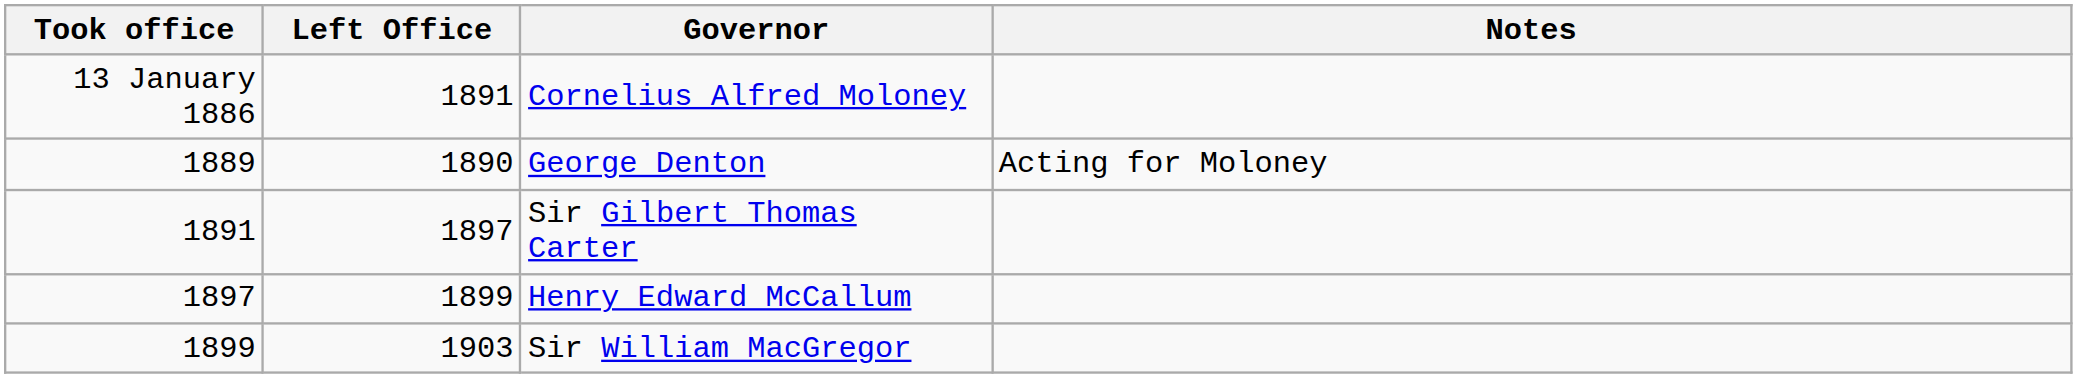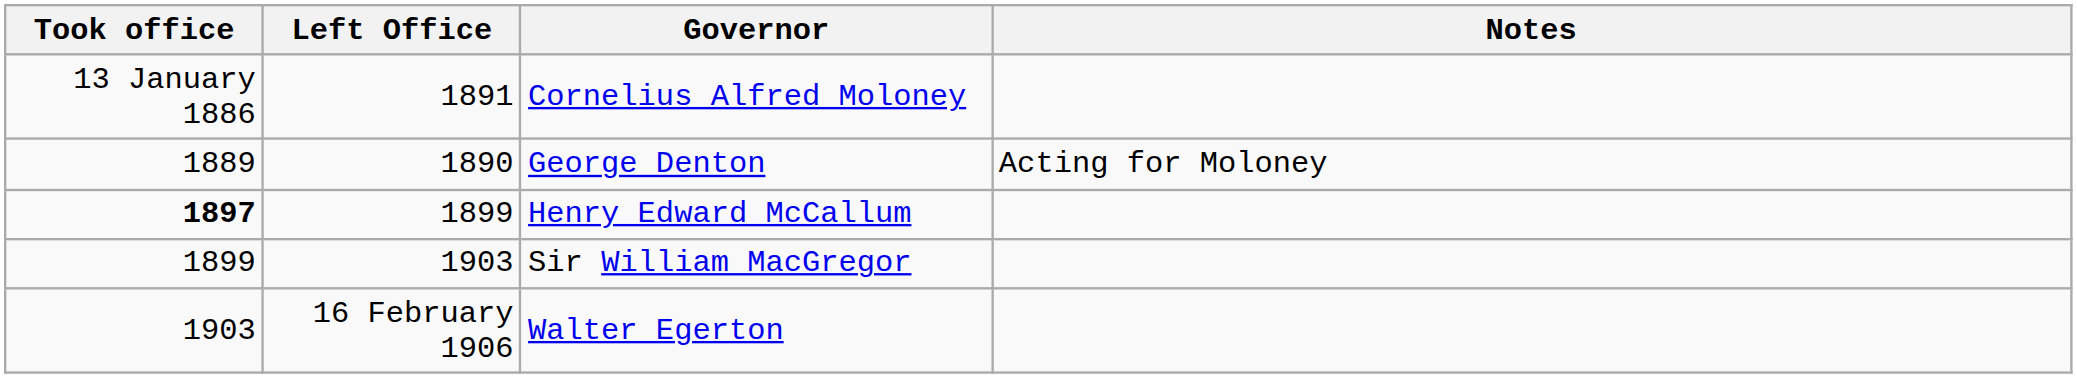- row: (692, 231)
(219, 298) normal -> (219, 214) bold
+ row: (656, 331)
